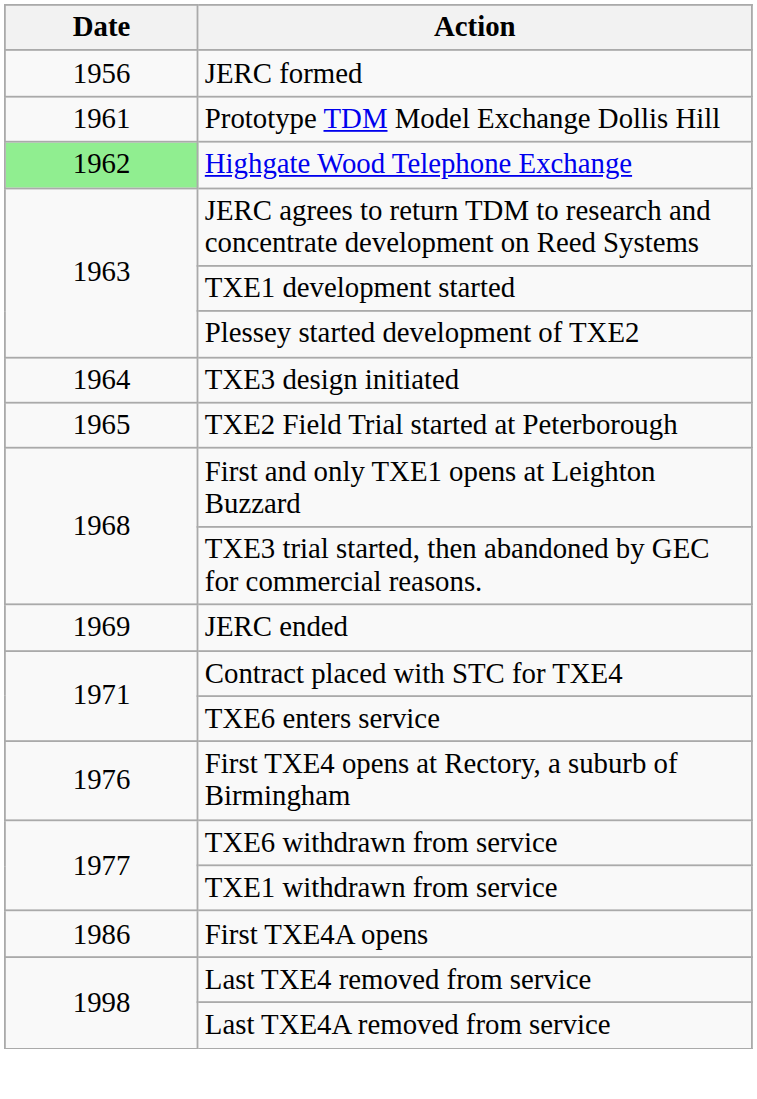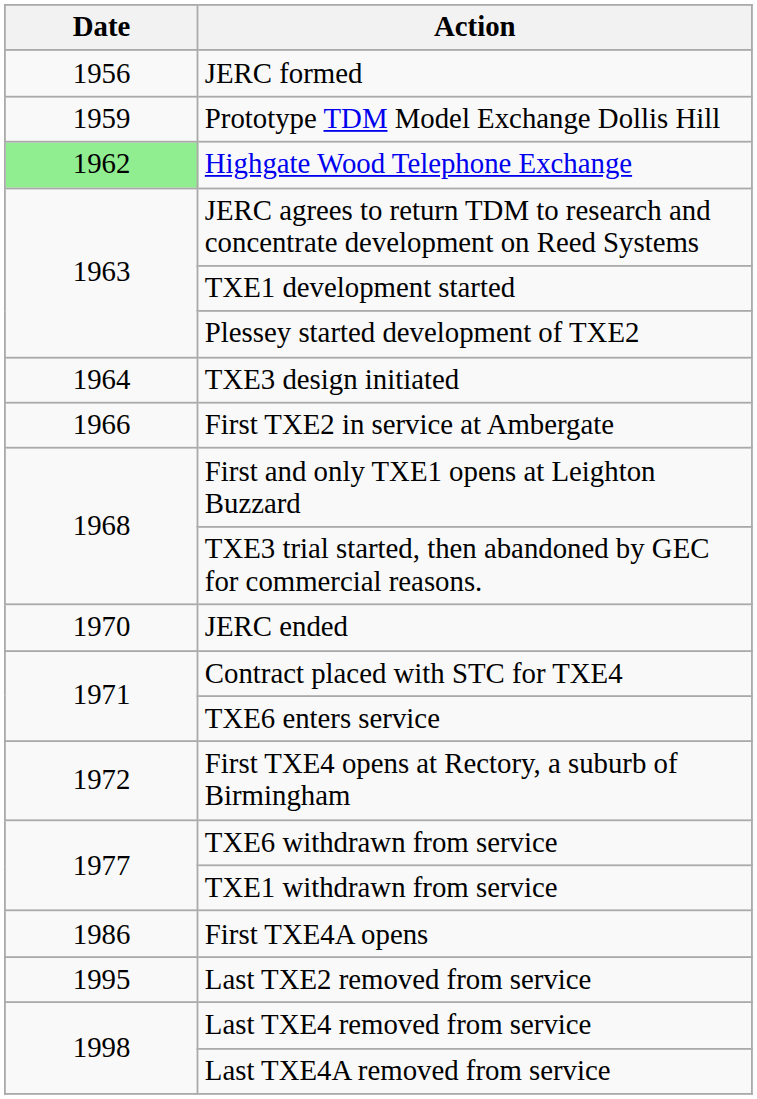(102, 118) 1961 -> (102, 118) 1959
- row: (441, 425)
+ row: (409, 425)
(102, 626) 1969 -> (102, 626) 1970
(102, 780) 1976 -> (102, 780) 1972
+ row: (398, 979)
